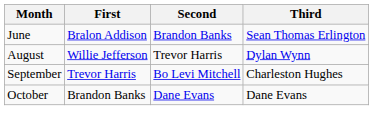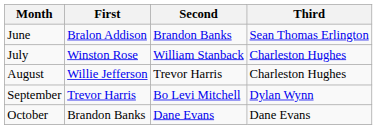+ row: (18, 54)
(278, 54) Dylan Wynn -> (298, 74) Charleston Hughes
(295, 74) Charleston Hughes -> (282, 94) Dylan Wynn
